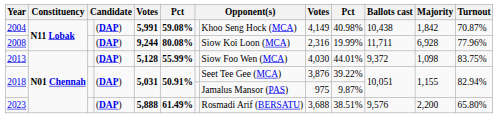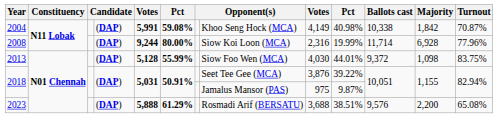(380, 27) 10,438 -> (380, 27) 10,338
(178, 43) 80.08% -> (178, 43) 80.00%
(380, 43) 11,711 -> (380, 43) 11,714
(178, 105) 61.49% -> (178, 105) 61.29%
(472, 105) 65.80% -> (472, 105) 65.08%
